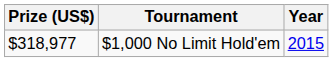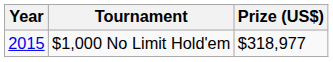columns swapped: (306, 17) <-> (51, 17)
